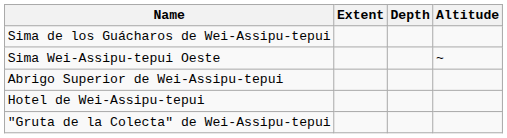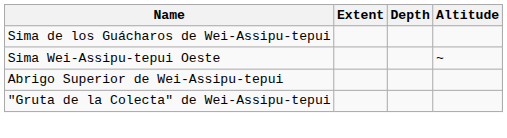- row: (106, 101)
